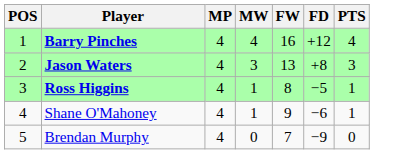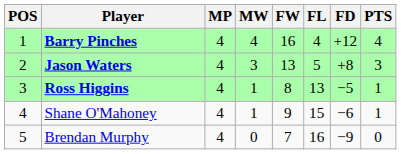+ column: (317, 16)
